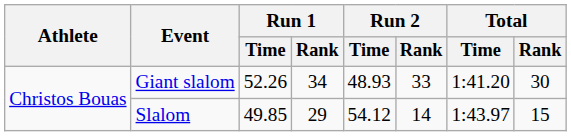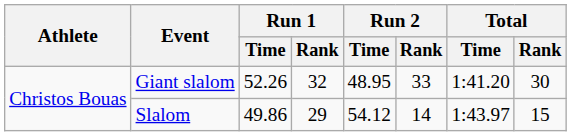(317, 82) 34 -> (317, 82) 32
(369, 82) 48.93 -> (369, 82) 48.95
(265, 114) 49.85 -> (265, 114) 49.86
